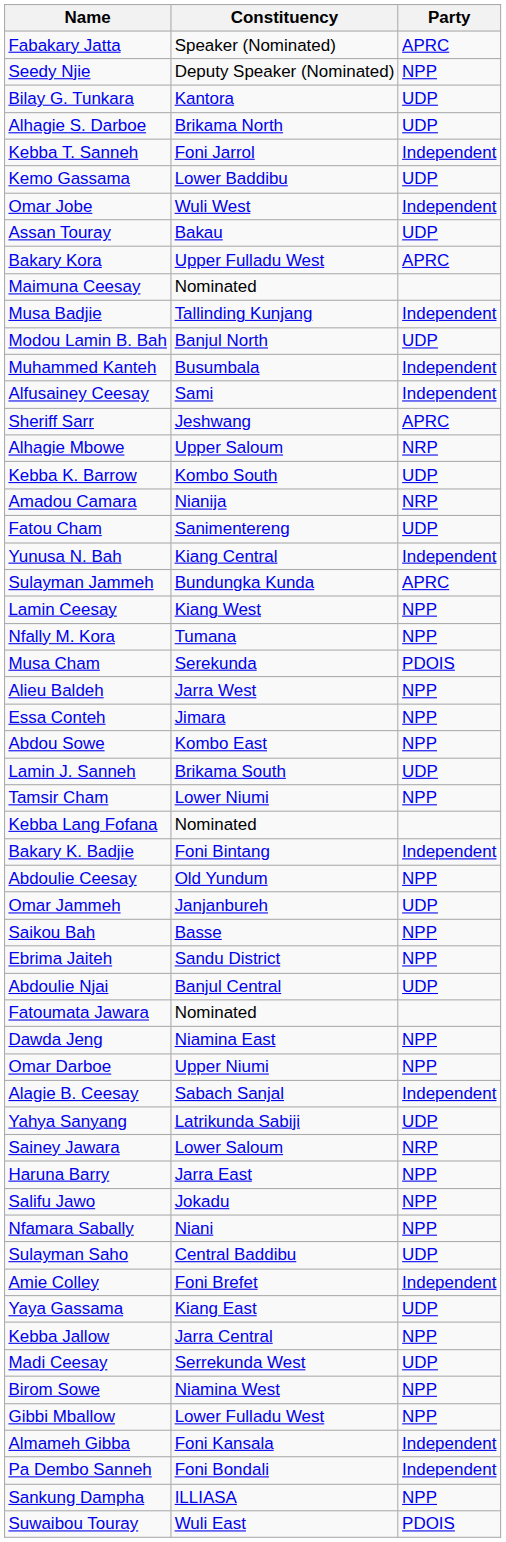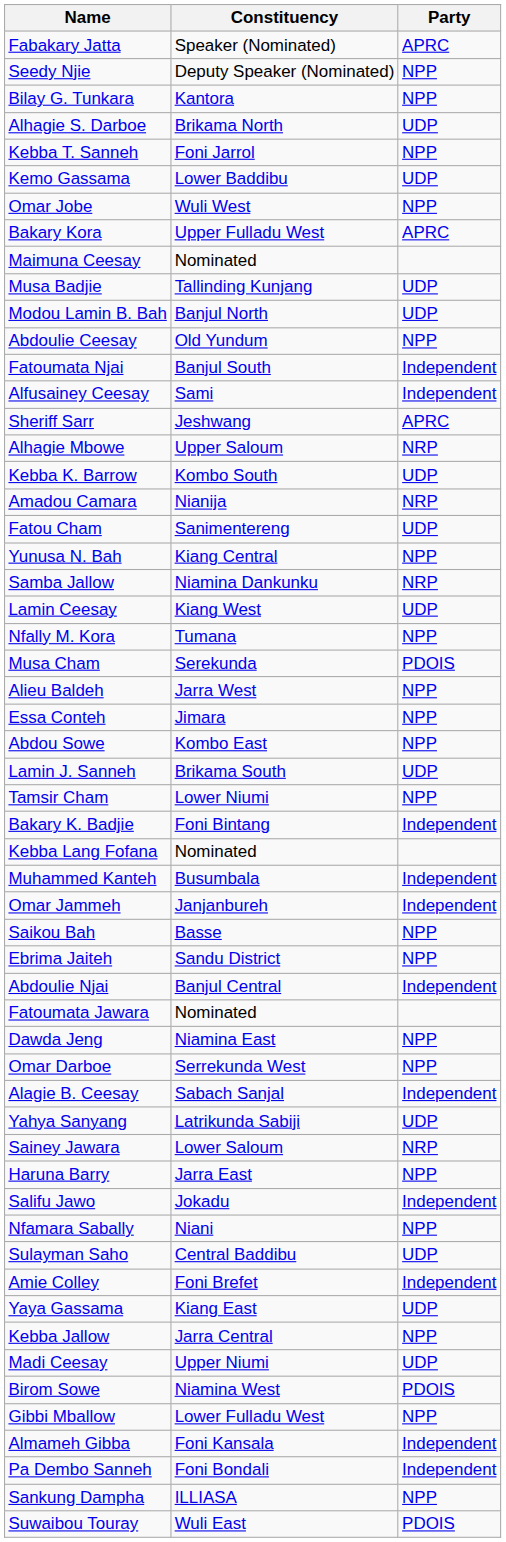(420, 98) UDP -> (420, 98) NPP
(449, 152) Independent -> (420, 152) NPP
(449, 206) Independent -> (420, 206) NPP
- row: (60, 233)
(449, 313) Independent -> (420, 286) UDP
rows swapped: (82, 367) <-> (73, 878)
+ row: (66, 367)
(449, 555) Independent -> (420, 555) NPP
- row: (81, 582)
+ row: (61, 582)
(420, 609) NPP -> (420, 609) UDP
rows swapped: (83, 824) <-> (71, 851)
(420, 905) UDP -> (449, 905) Independent
(420, 986) UDP -> (449, 986) Independent
(222, 1066) Upper Niumi -> (240, 1066) Serrekunda West
(420, 1201) NPP -> (449, 1201) Independent
(240, 1362) Serrekunda West -> (222, 1362) Upper Niumi
(420, 1389) NPP -> (429, 1389) PDOIS
